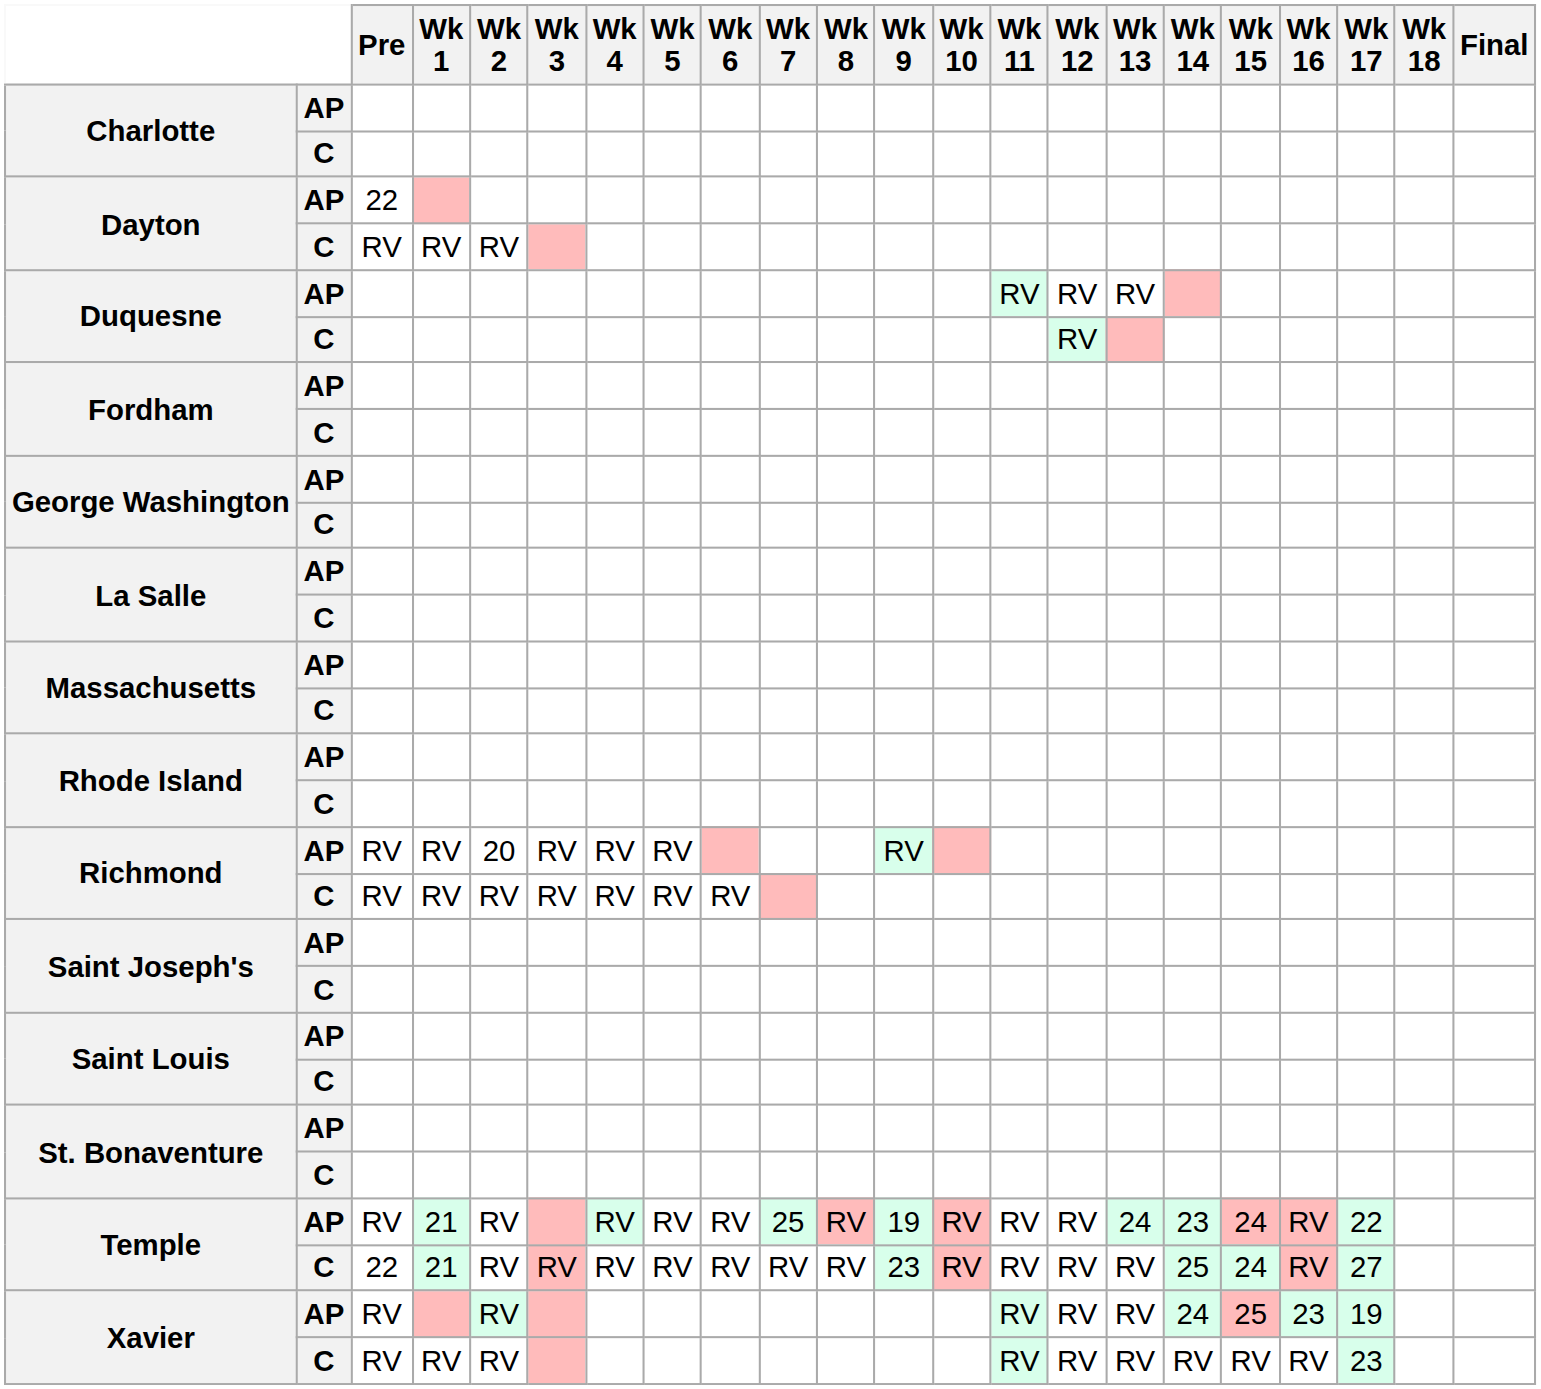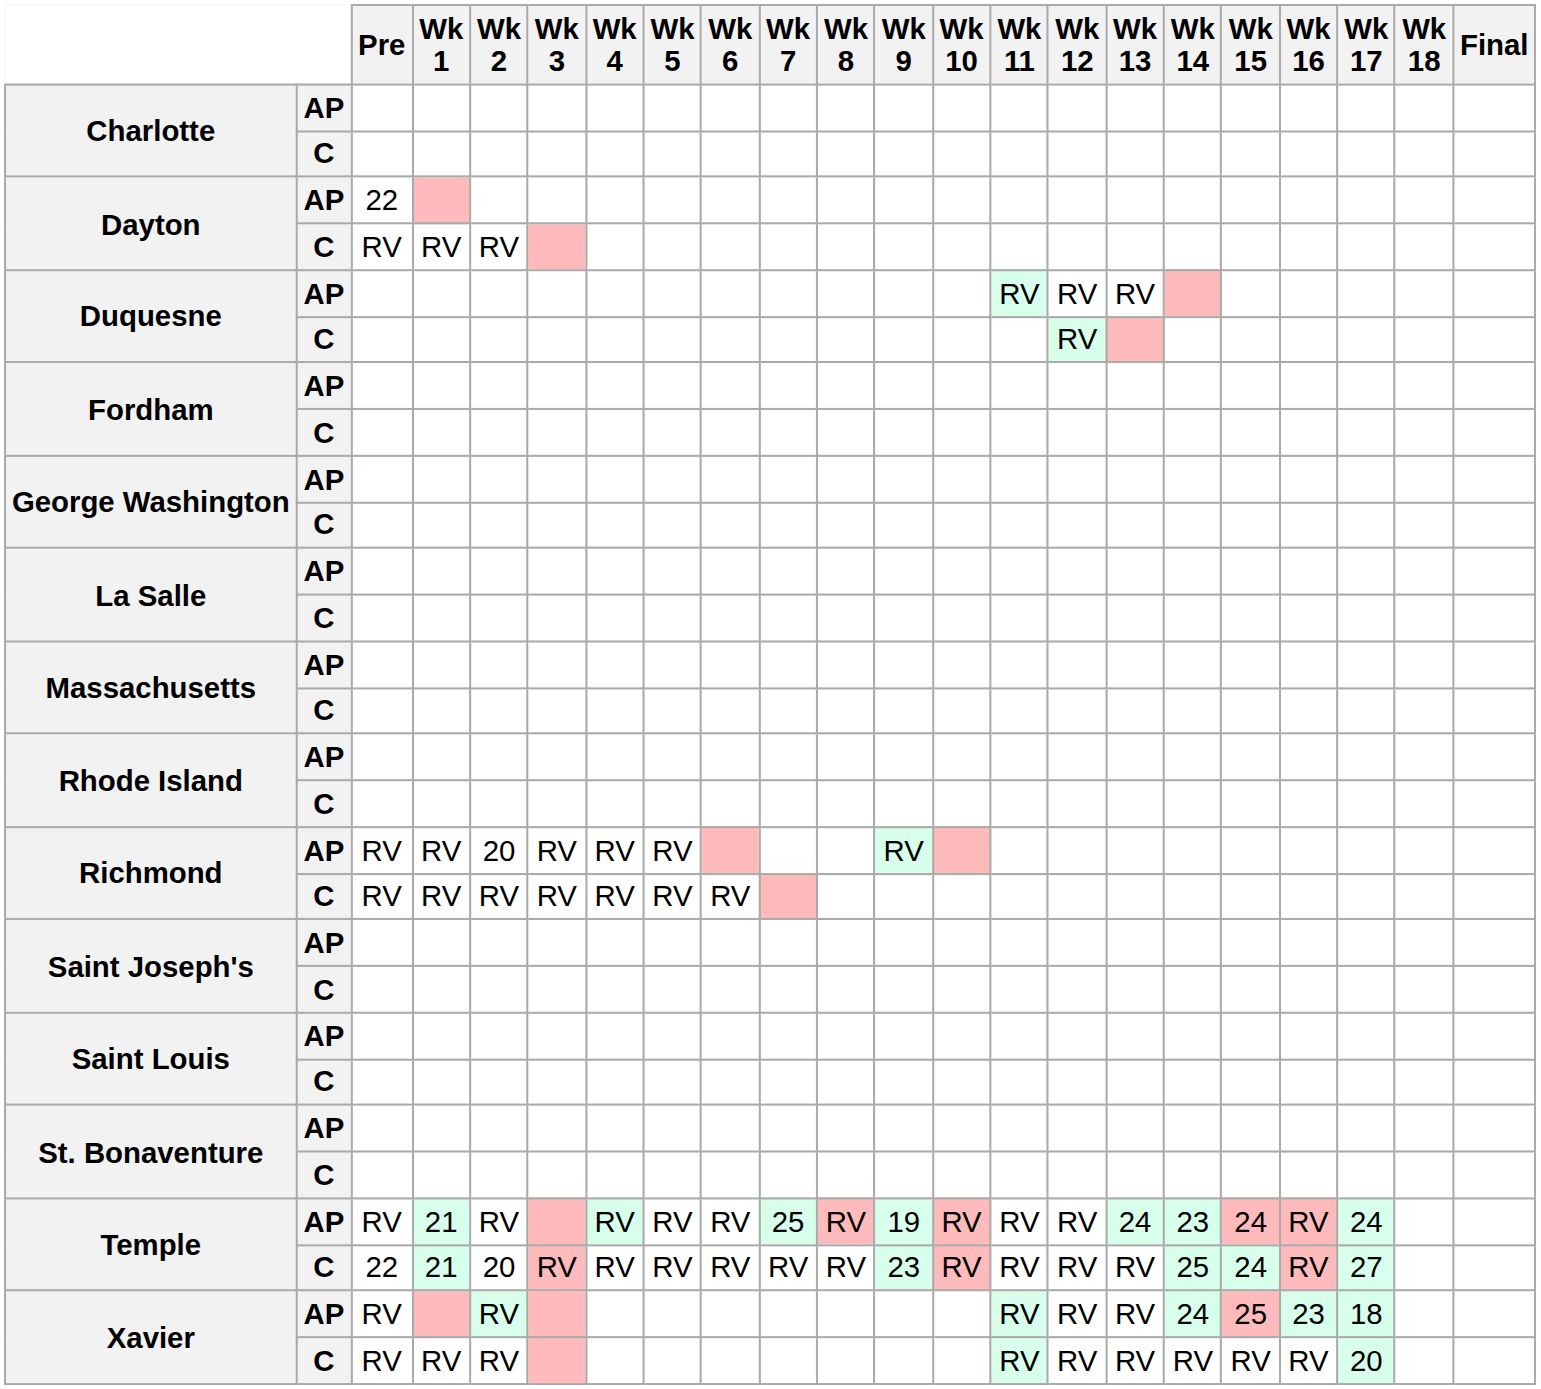(1366, 1222) 22 -> (1366, 1222) 24
(499, 1268) RV -> (499, 1268) 20
(1366, 1314) 19 -> (1366, 1314) 18
(1366, 1361) 23 -> (1366, 1361) 20
